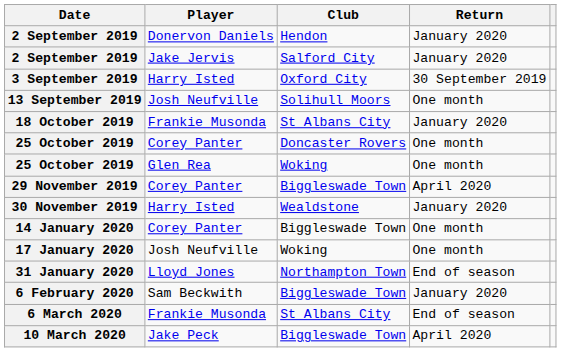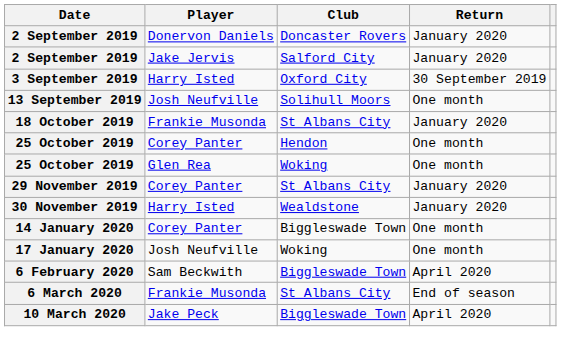(304, 37) Hendon -> (343, 37) Doncaster Rovers
(343, 144) Doncaster Rovers -> (304, 144) Hendon
(343, 186) Biggleswade Town -> (335, 186) St Albans City
(452, 186) April 2020 -> (460, 186) January 2020
- row: (75, 272)
(460, 293) January 2020 -> (452, 272) April 2020
